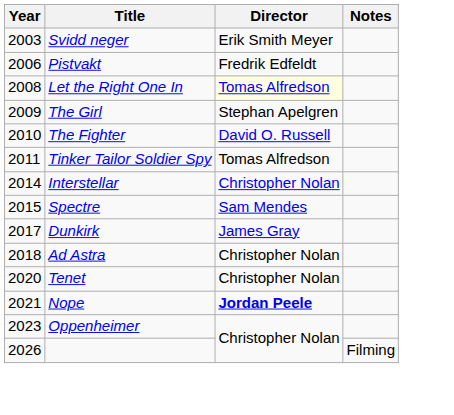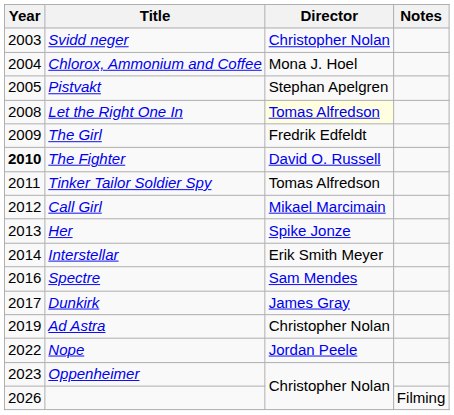(276, 40) Erik Smith Meyer -> (329, 40) Christopher Nolan
+ row: (155, 64)
(25, 64) 2006 -> (25, 87) 2005
(267, 64) Fredrik Edfeldt -> (328, 87) Stephan Apelgren
(278, 111) Stephan Apelgren -> (318, 135) Fredrik Edfeldt
(25, 135) normal -> (25, 159) bold
+ row: (75, 207)
+ row: (60, 231)
(279, 183) Christopher Nolan -> (326, 254) Erik Smith Meyer
(25, 207) 2015 -> (25, 278) 2016
(25, 254) 2018 -> (25, 326) 2019
- row: (67, 278)
(25, 302) 2021 -> (25, 350) 2022
(265, 302) bold -> (313, 350) normal
